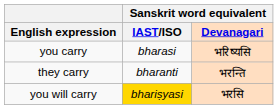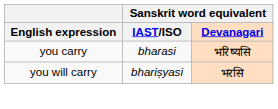- row: (63, 72)
(157, 93) gold background -> (157, 72) no background
